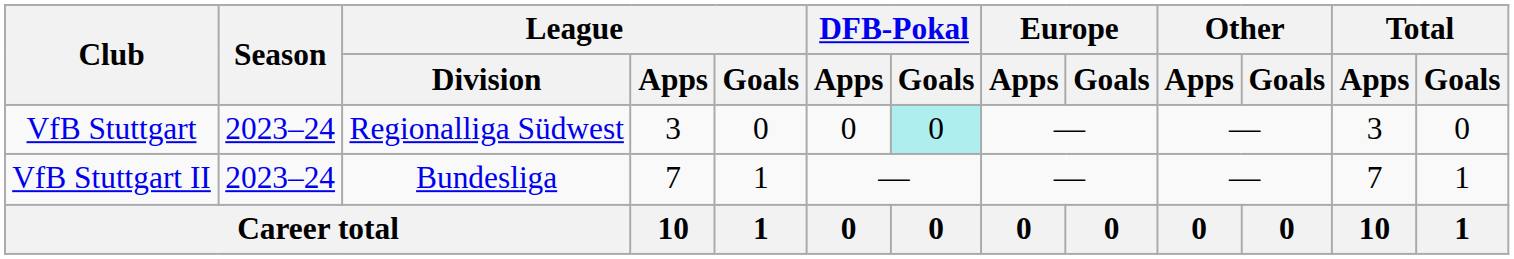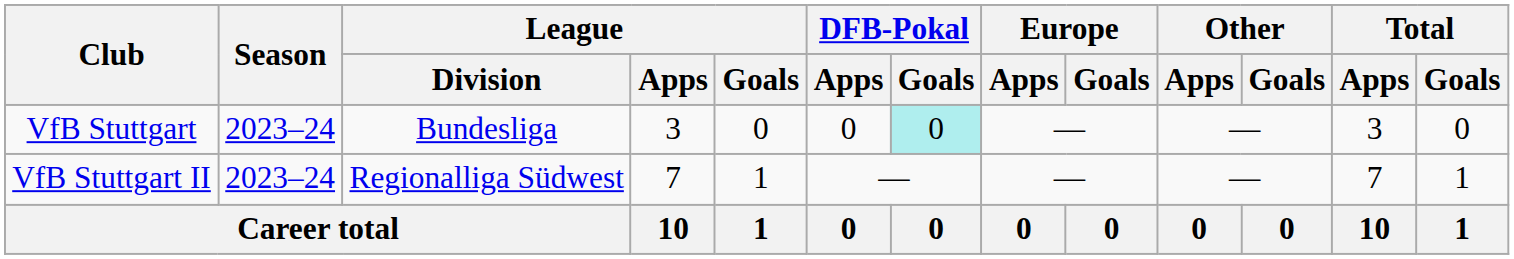(487, 128) Regionalliga Südwest -> (487, 128) Bundesliga
(487, 178) Bundesliga -> (487, 178) Regionalliga Südwest
